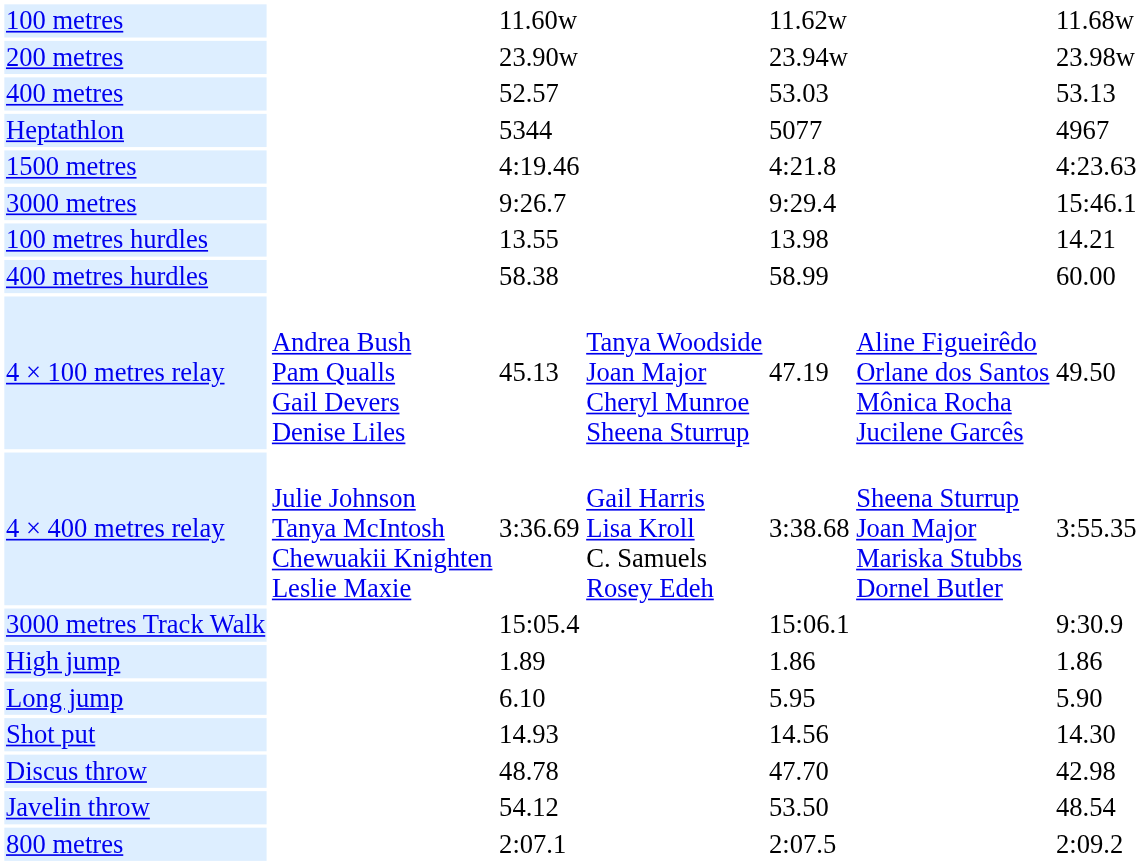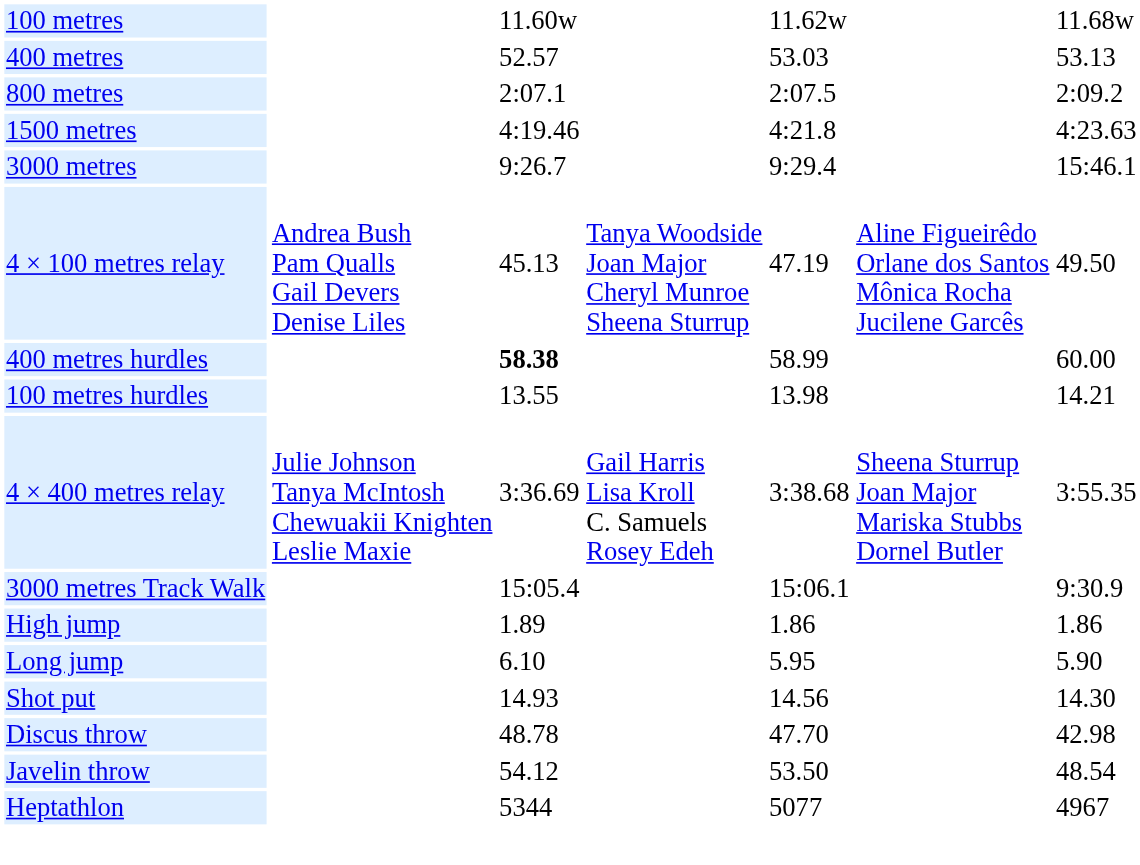- row: (65, 57)
rows swapped: (65, 843) <-> (65, 130)
rows swapped: (107, 239) <-> (115, 372)
(529, 276) normal -> (529, 359) bold
